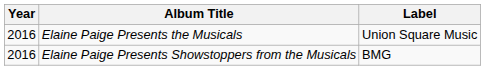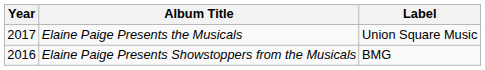(22, 34) 2016 -> (22, 34) 2017
